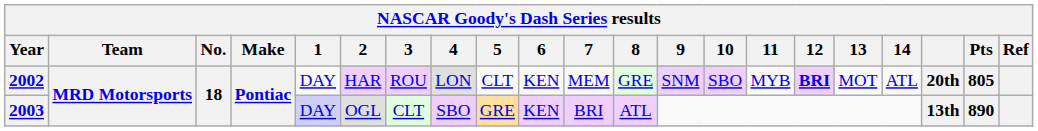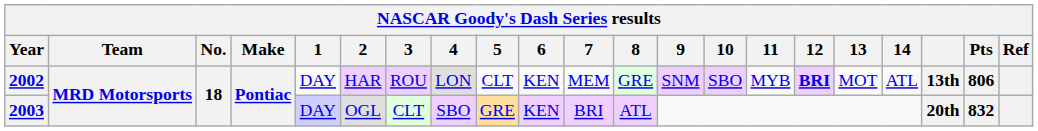(943, 80) 20th -> (943, 80) 13th
(981, 80) 805 -> (981, 80) 806
(943, 110) 13th -> (943, 110) 20th
(981, 110) 890 -> (981, 110) 832
